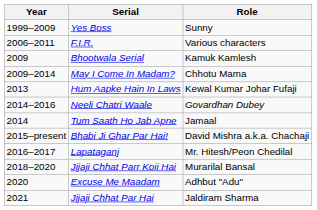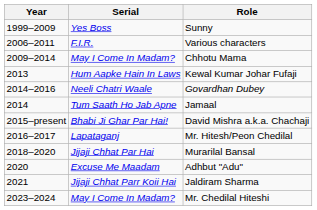- row: (221, 58)
(123, 167) Jijaji Chhat Parr Koii Hai -> (112, 151) Jijaji Chhat Par Hai
(112, 197) Jijaji Chhat Par Hai -> (123, 182) Jijaji Chhat Parr Koii Hai
+ row: (227, 197)
